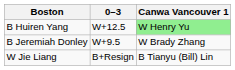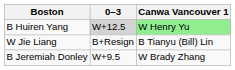(109, 27) no background -> (109, 27) lightgrey background
rows swapped: (32, 57) <-> (47, 42)
